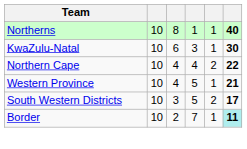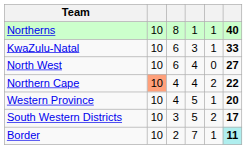(232, 48) 30 -> (232, 48) 33
+ row: (34, 65)
(157, 65) no background -> (157, 83) lightsalmon background
(232, 83) 21 -> (232, 100) 20
